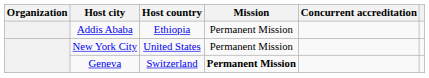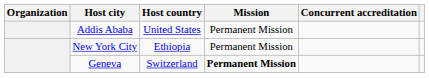(172, 30) Ethiopia -> (172, 30) United States
(172, 47) United States -> (172, 47) Ethiopia
